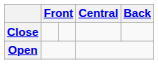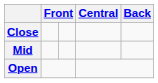+ row: (23, 50)
